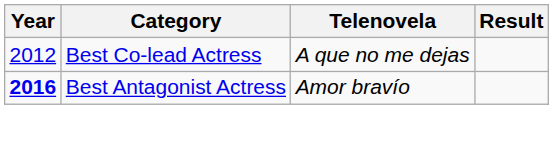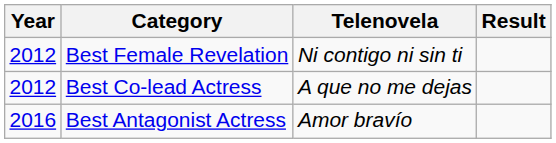+ row: (177, 54)
(33, 87) bold -> (33, 120) normal
